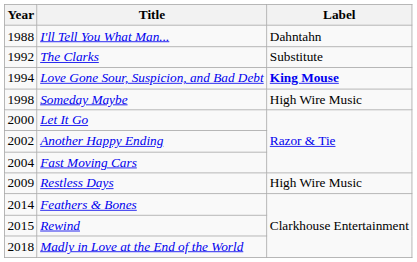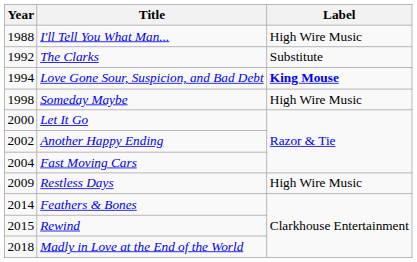(296, 36) Dahntahn -> (316, 36) High Wire Music
